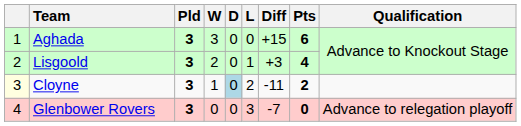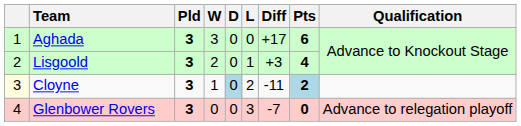(274, 39) +15 -> (274, 39) +17
(305, 86) no background -> (305, 86) lightblue background
